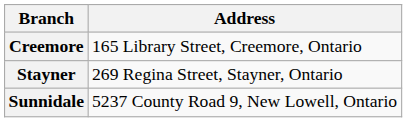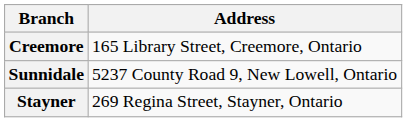rows swapped: (46, 74) <-> (46, 102)
